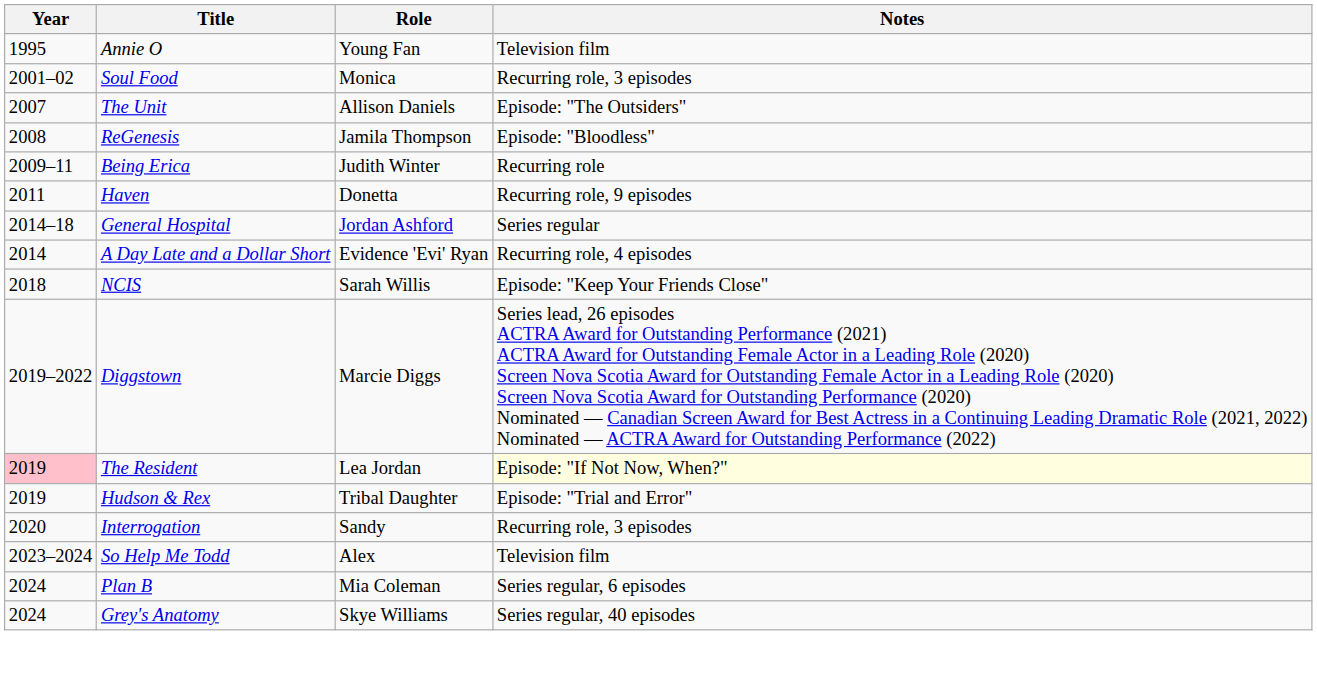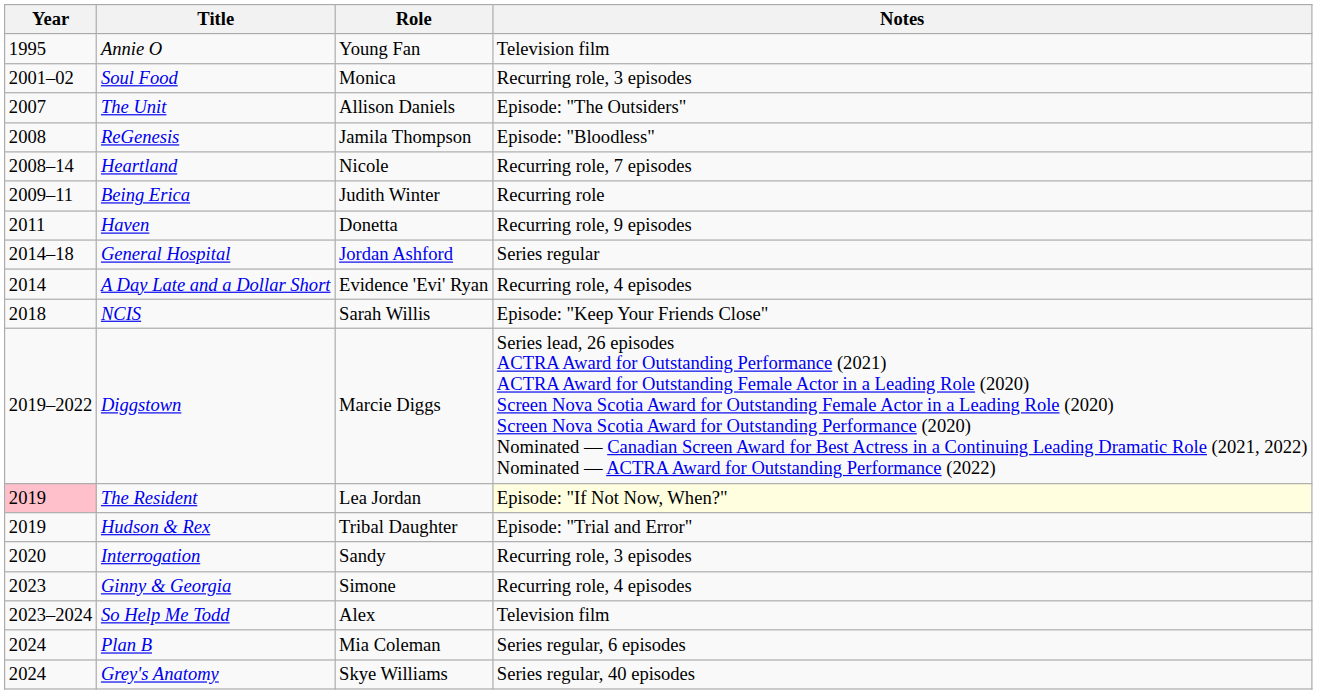+ row: (139, 166)
+ row: (166, 586)
